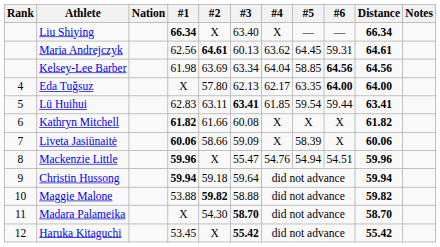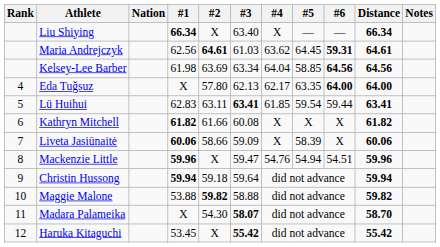(246, 50) 60.13 -> (246, 50) 61.03
(340, 50) normal -> (340, 50) bold
(246, 159) 55.47 -> (246, 159) 59.47
(246, 214) 58.70 -> (246, 214) 58.07
